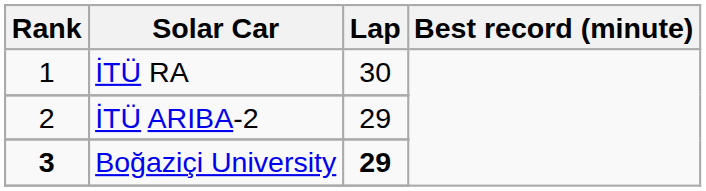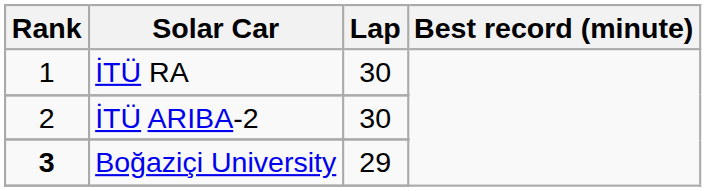(375, 117) 29 -> (375, 117) 30
(375, 162) bold -> (375, 162) normal
